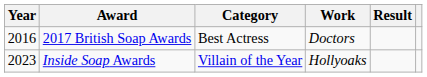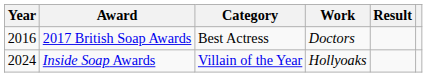(22, 60) 2023 -> (22, 60) 2024
